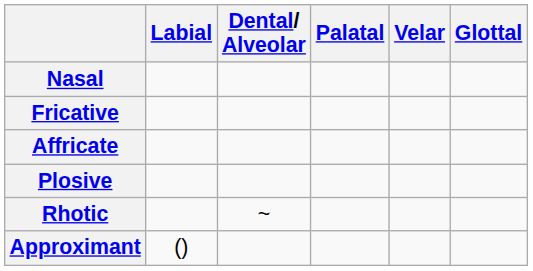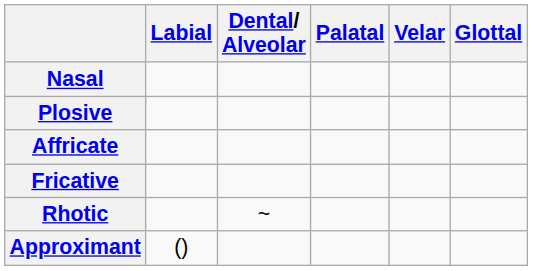rows swapped: (75, 180) <-> (75, 112)
